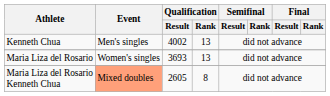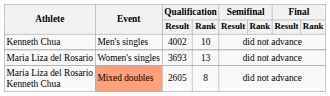(206, 42) 13 -> (206, 42) 10
